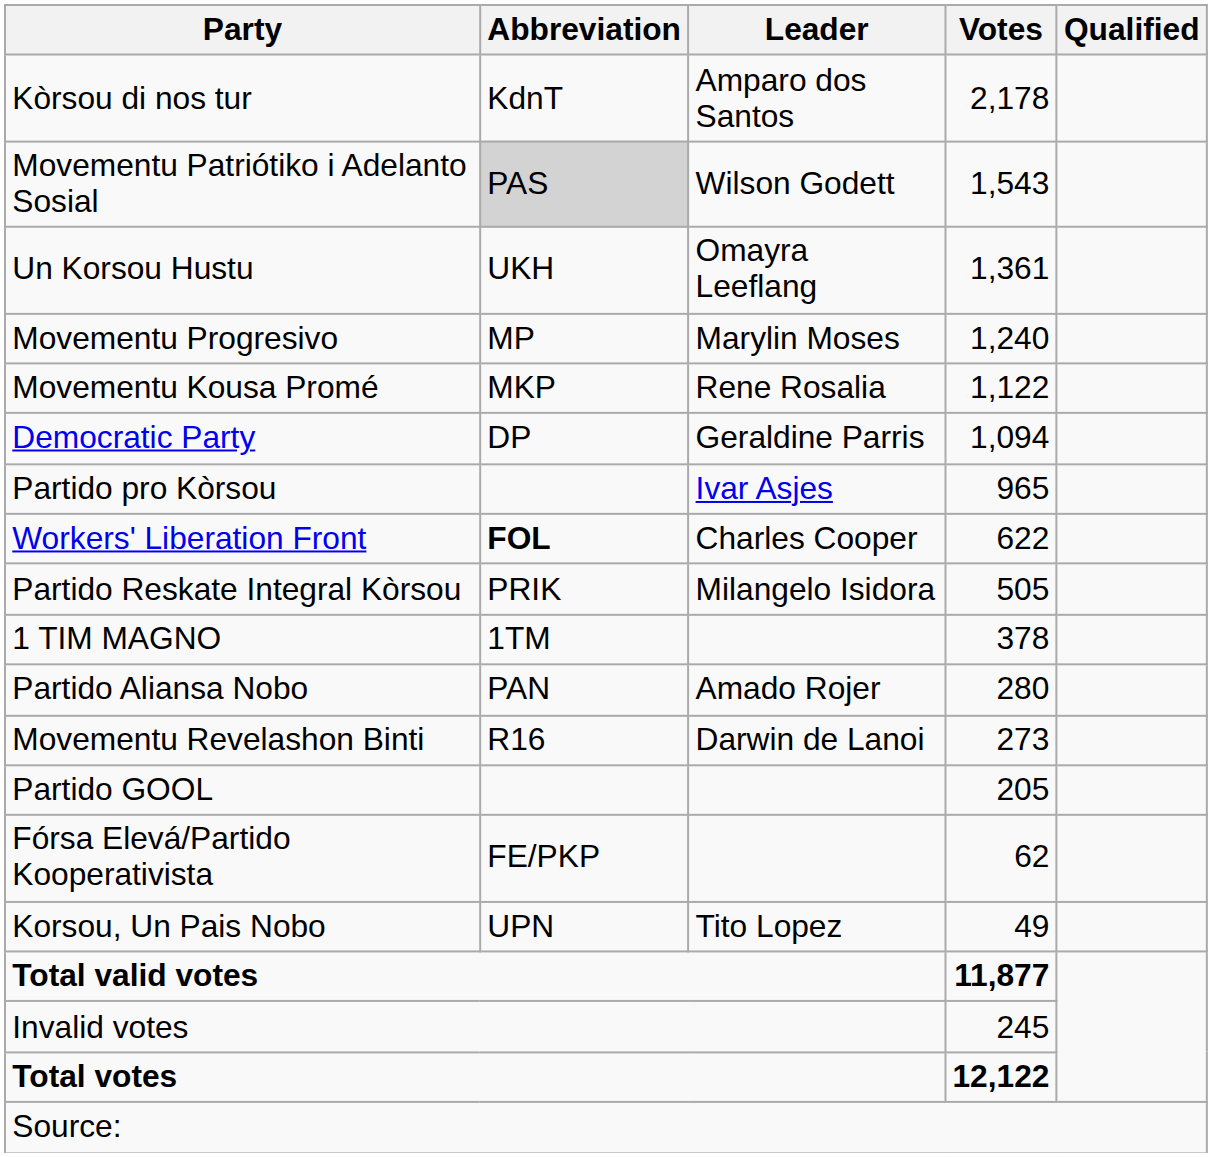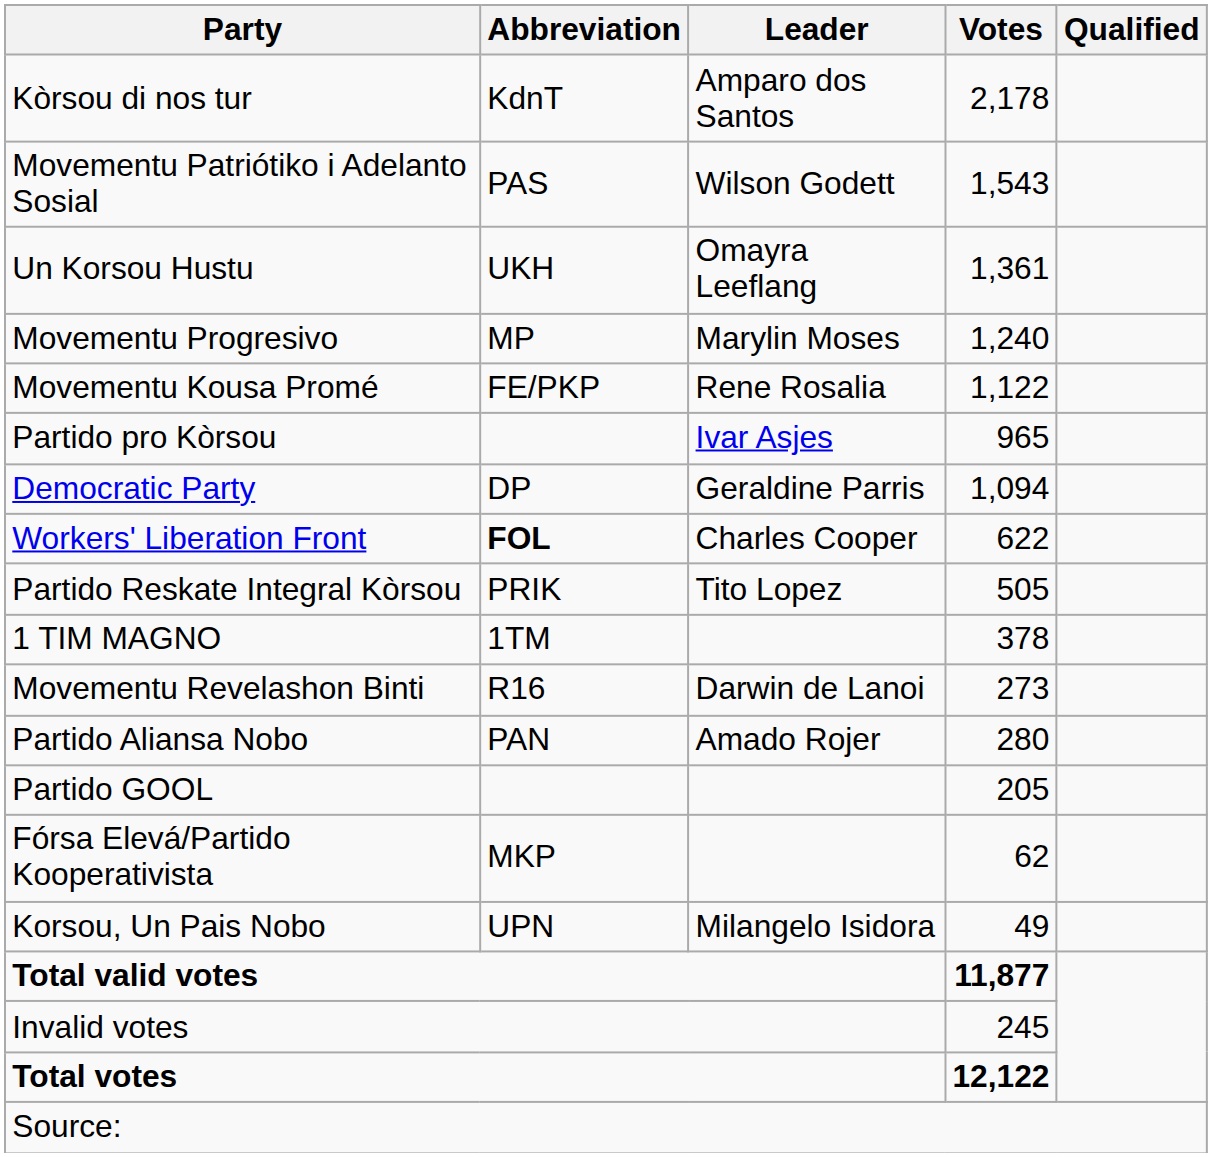(518, 183) lightgrey background -> (518, 183) no background
(522, 387) MKP -> (544, 387) FE/PKP
rows swapped: (134, 437) <-> (144, 488)
(815, 588) Milangelo Isidora -> (769, 588) Tito Lopez
rows swapped: (160, 689) <-> (218, 739)
(544, 857) FE/PKP -> (522, 857) MKP
(769, 925) Tito Lopez -> (815, 925) Milangelo Isidora
